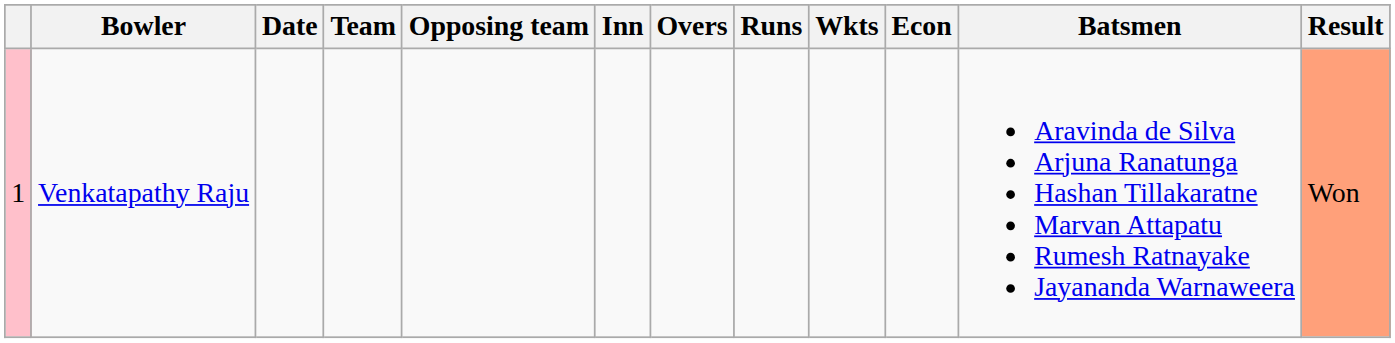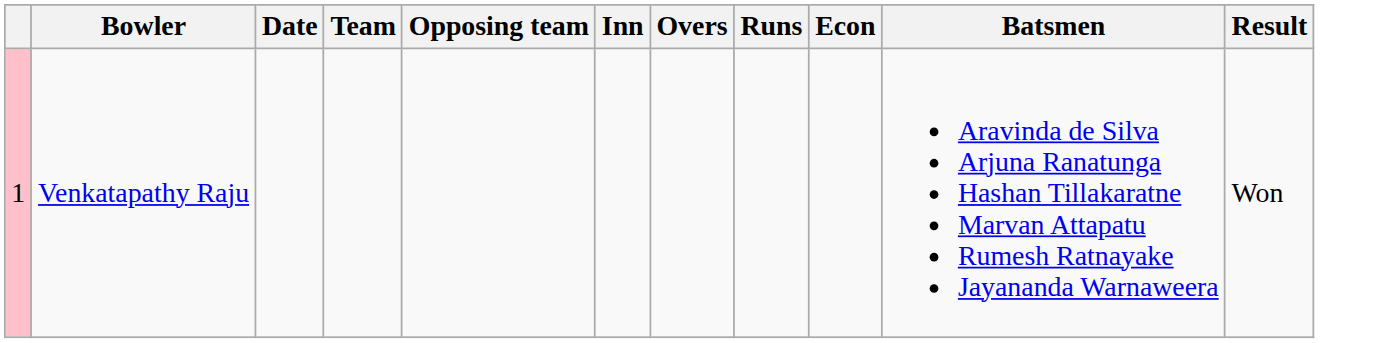- column: (847, 26)
(1334, 192) lightsalmon background -> (1257, 192) no background
